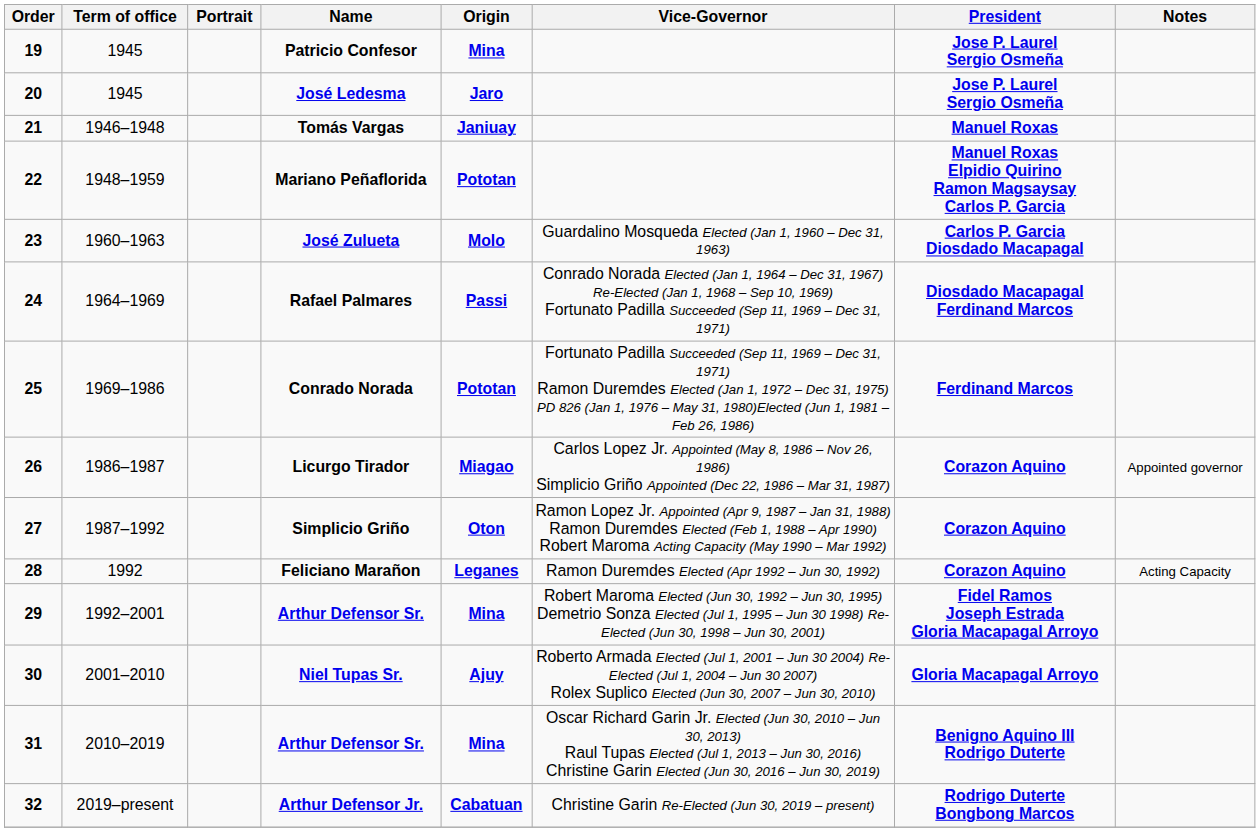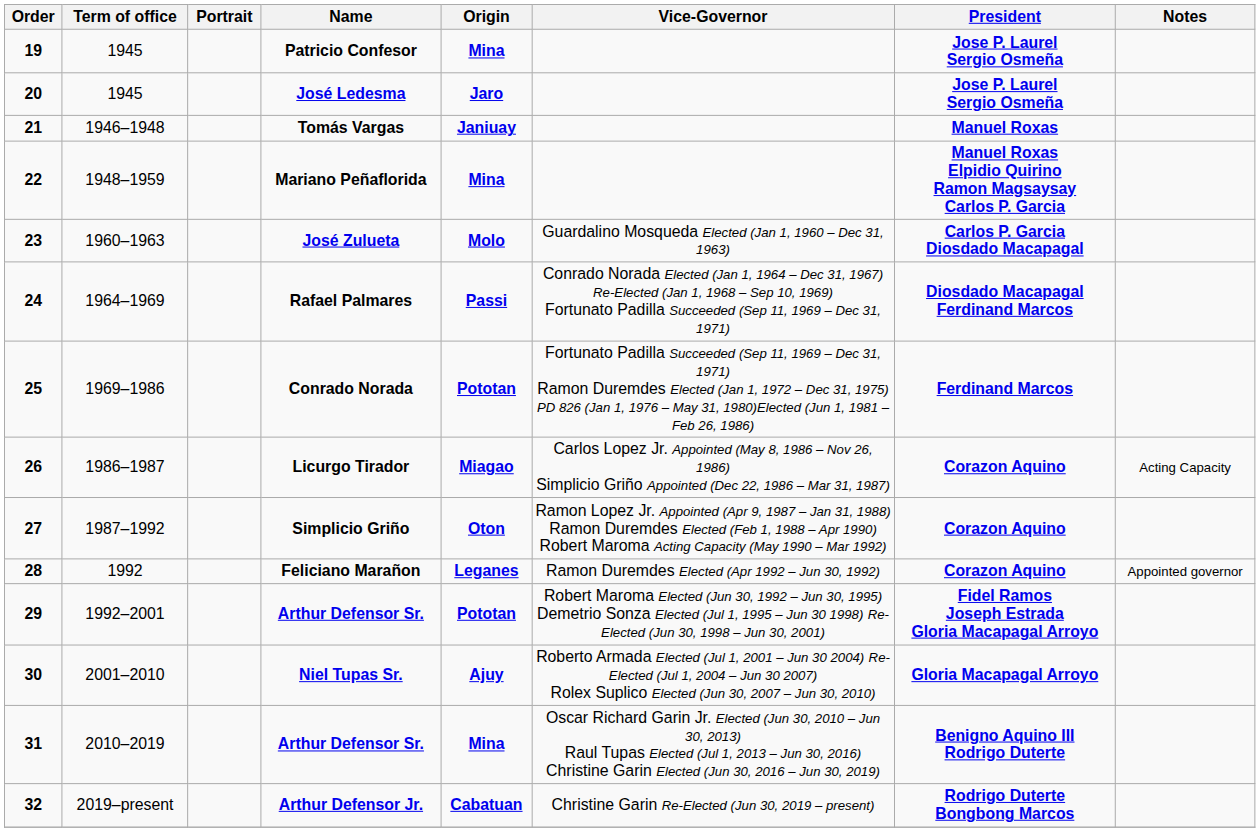(486, 179) Pototan -> (486, 179) Mina
(1185, 468) Appointed governor -> (1185, 468) Acting Capacity
(1185, 572) Acting Capacity -> (1185, 572) Appointed governor
(486, 614) Mina -> (486, 614) Pototan
